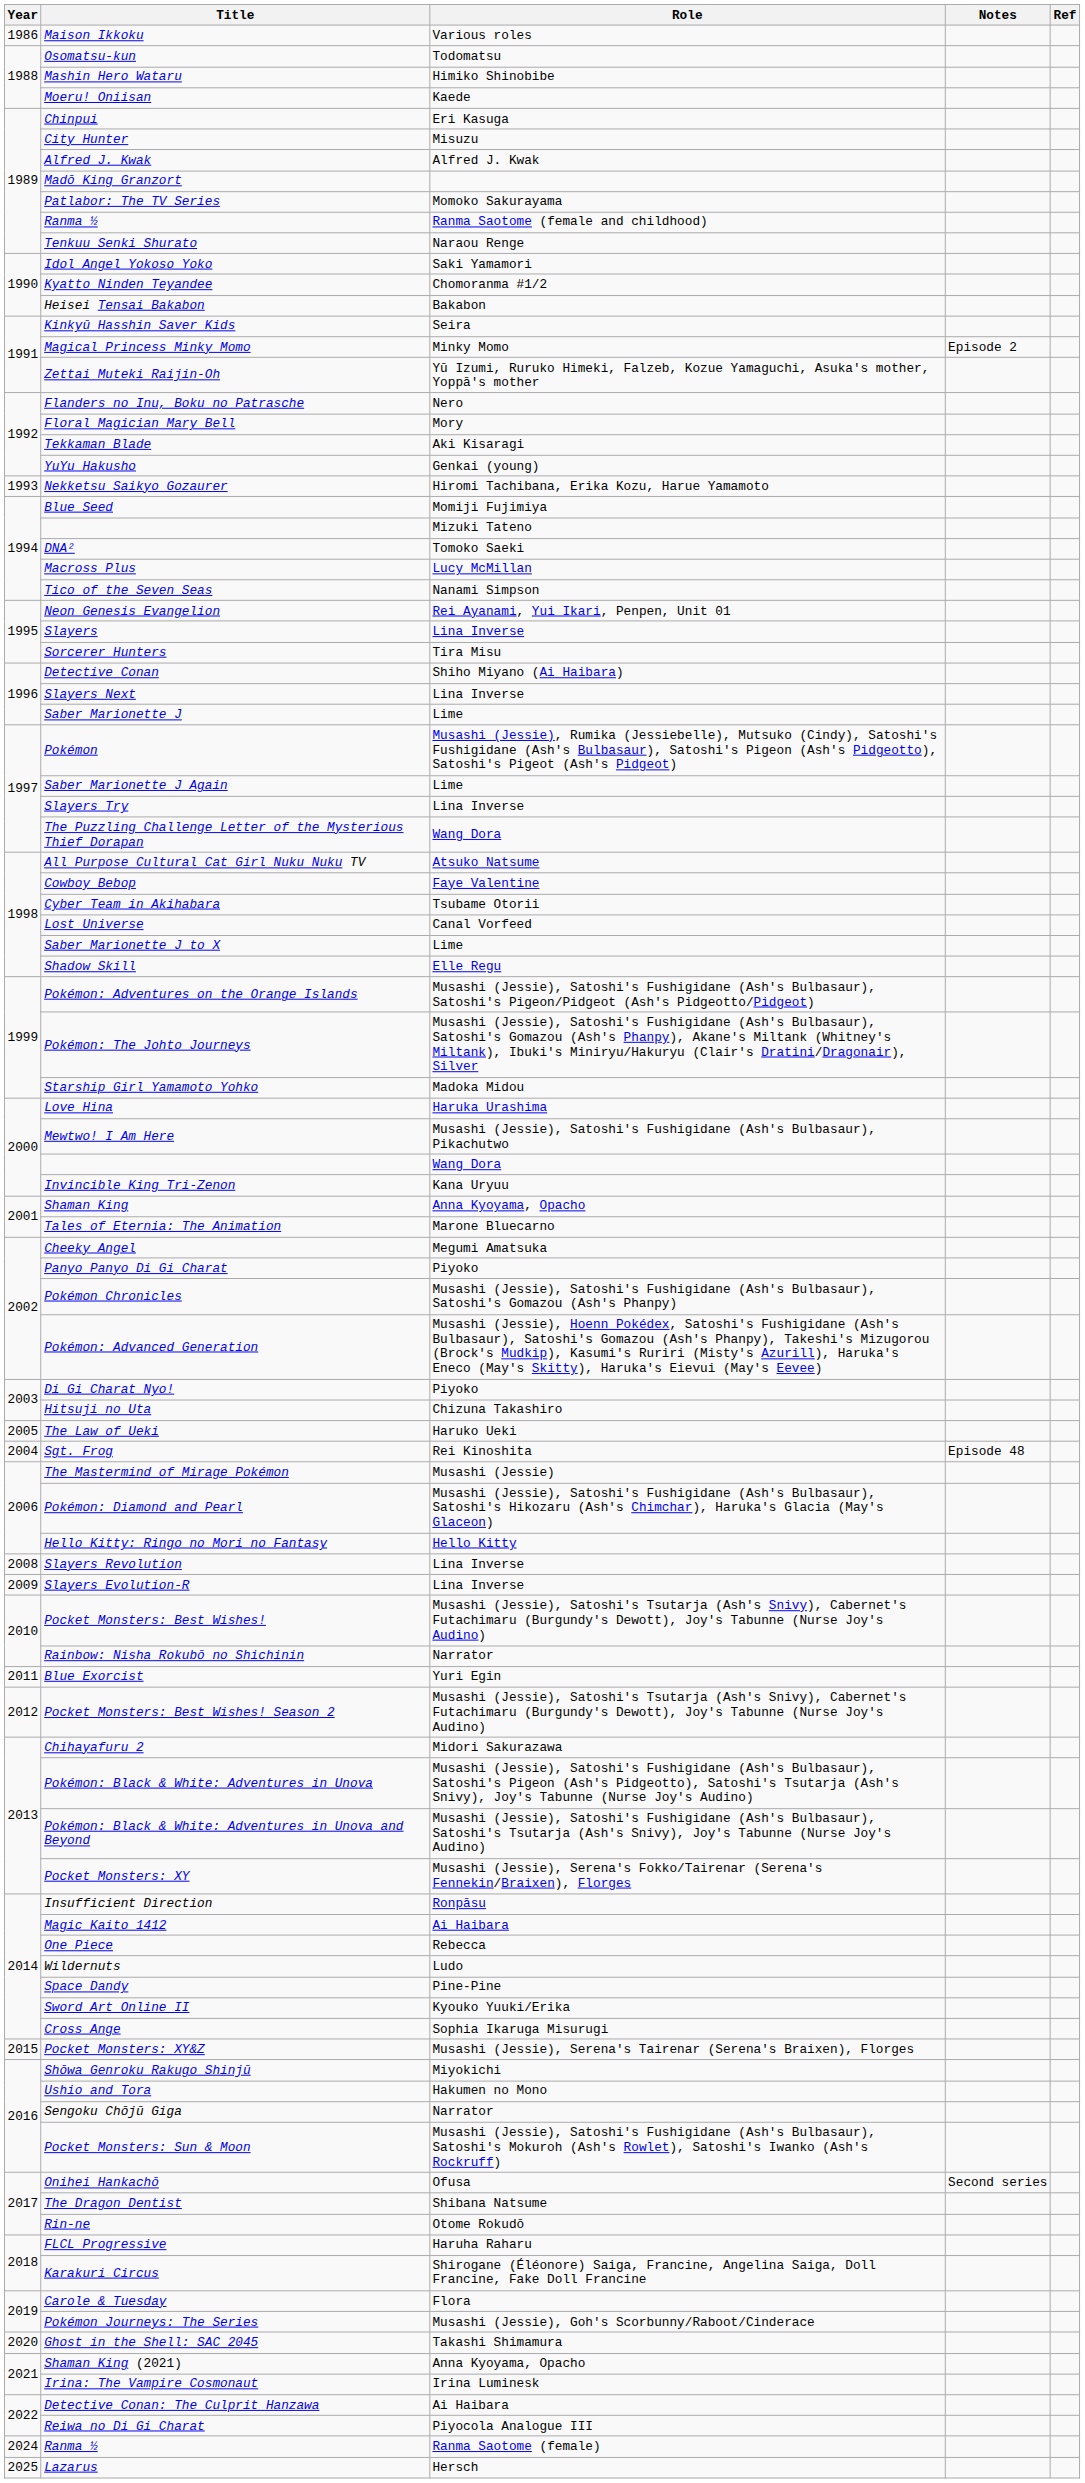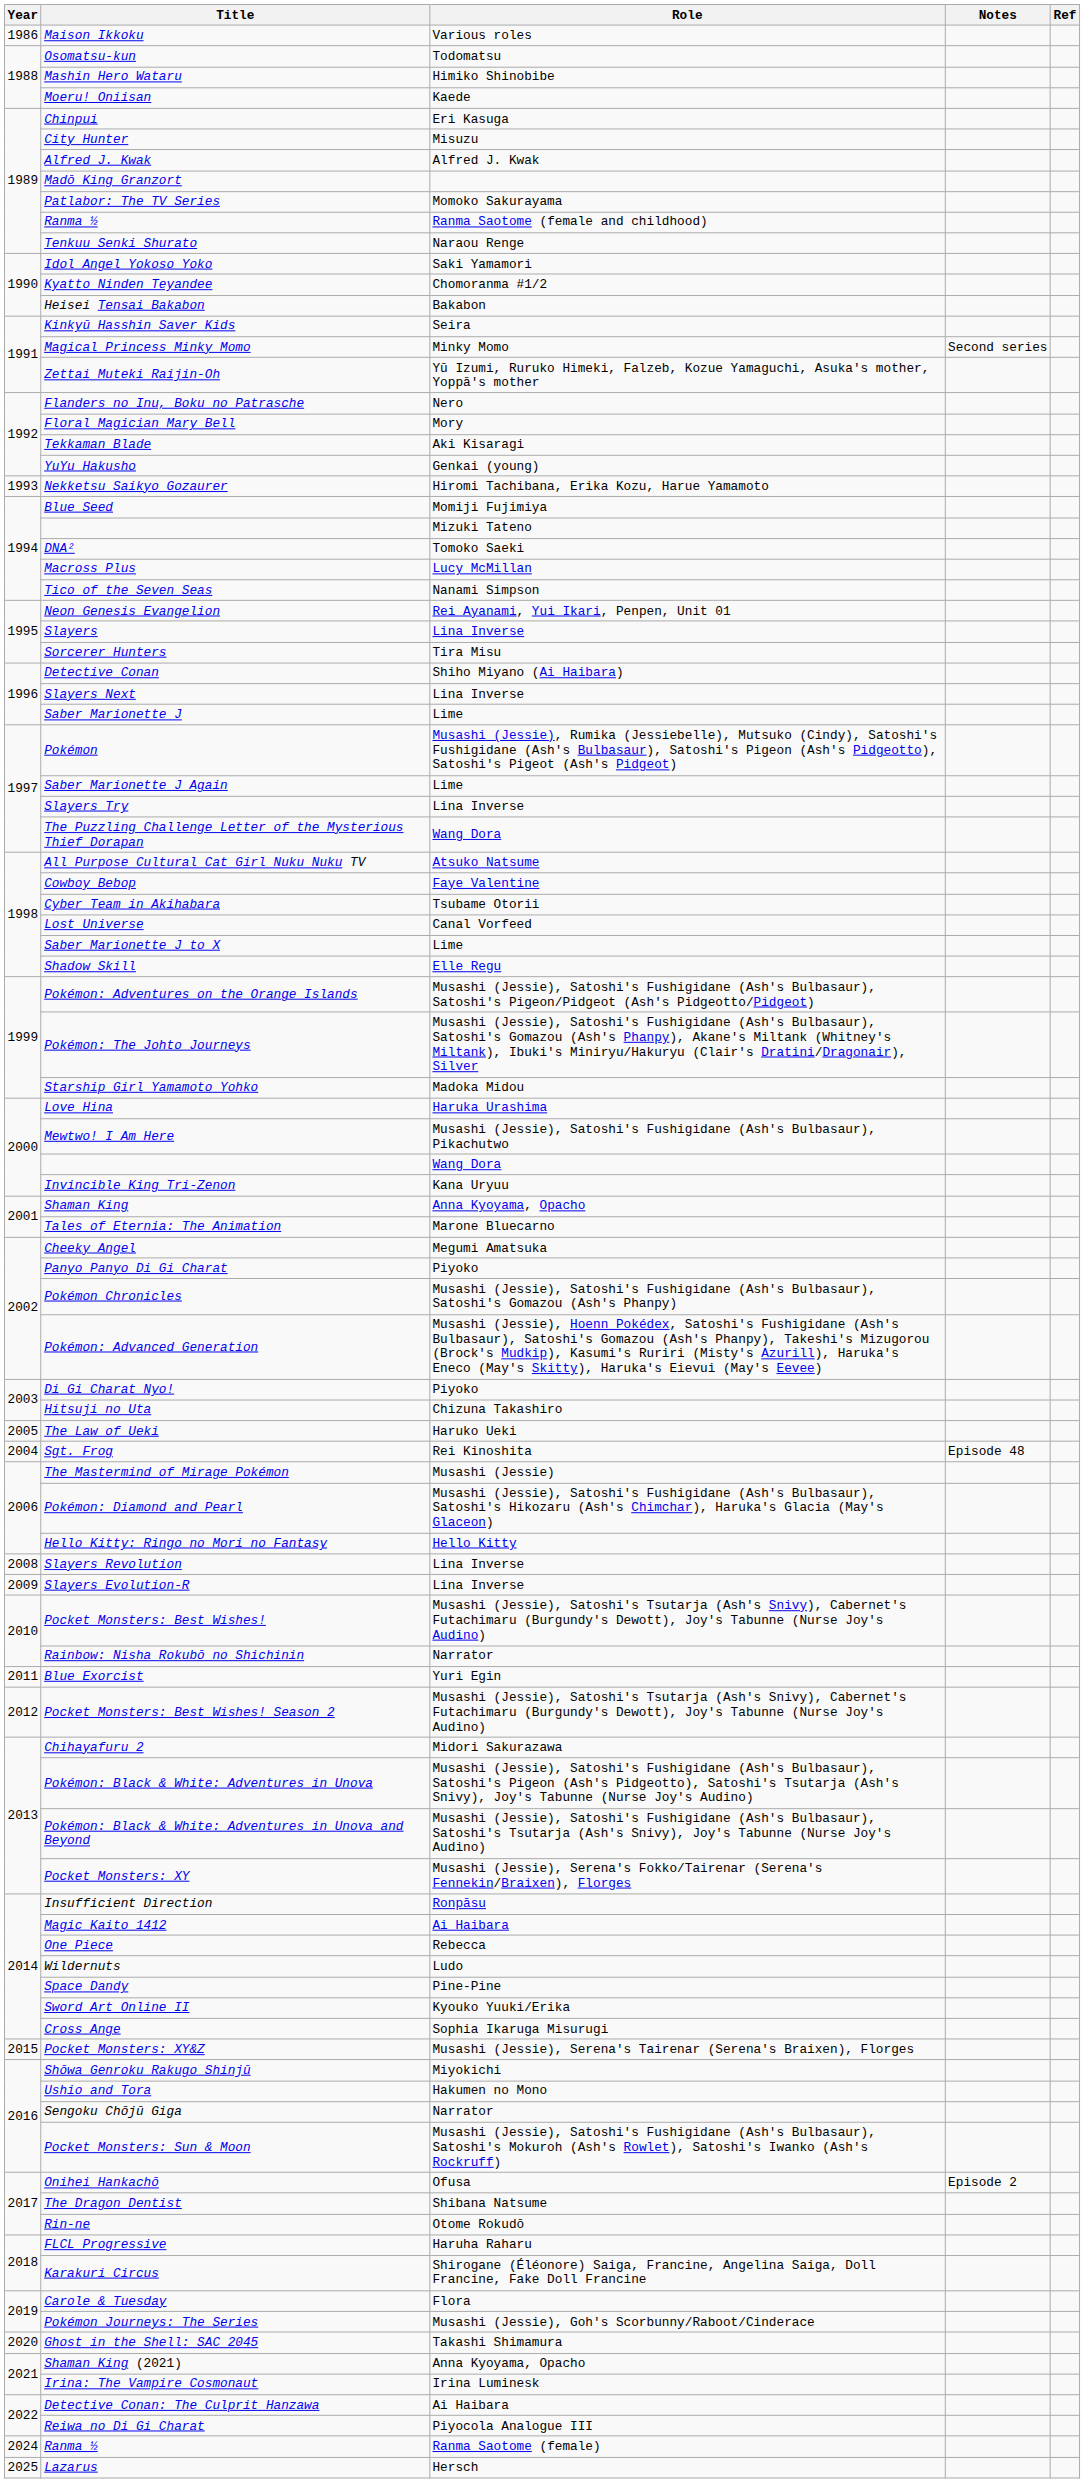(983, 347) Episode 2 -> (998, 347) Second series
(998, 2183) Second series -> (983, 2183) Episode 2
